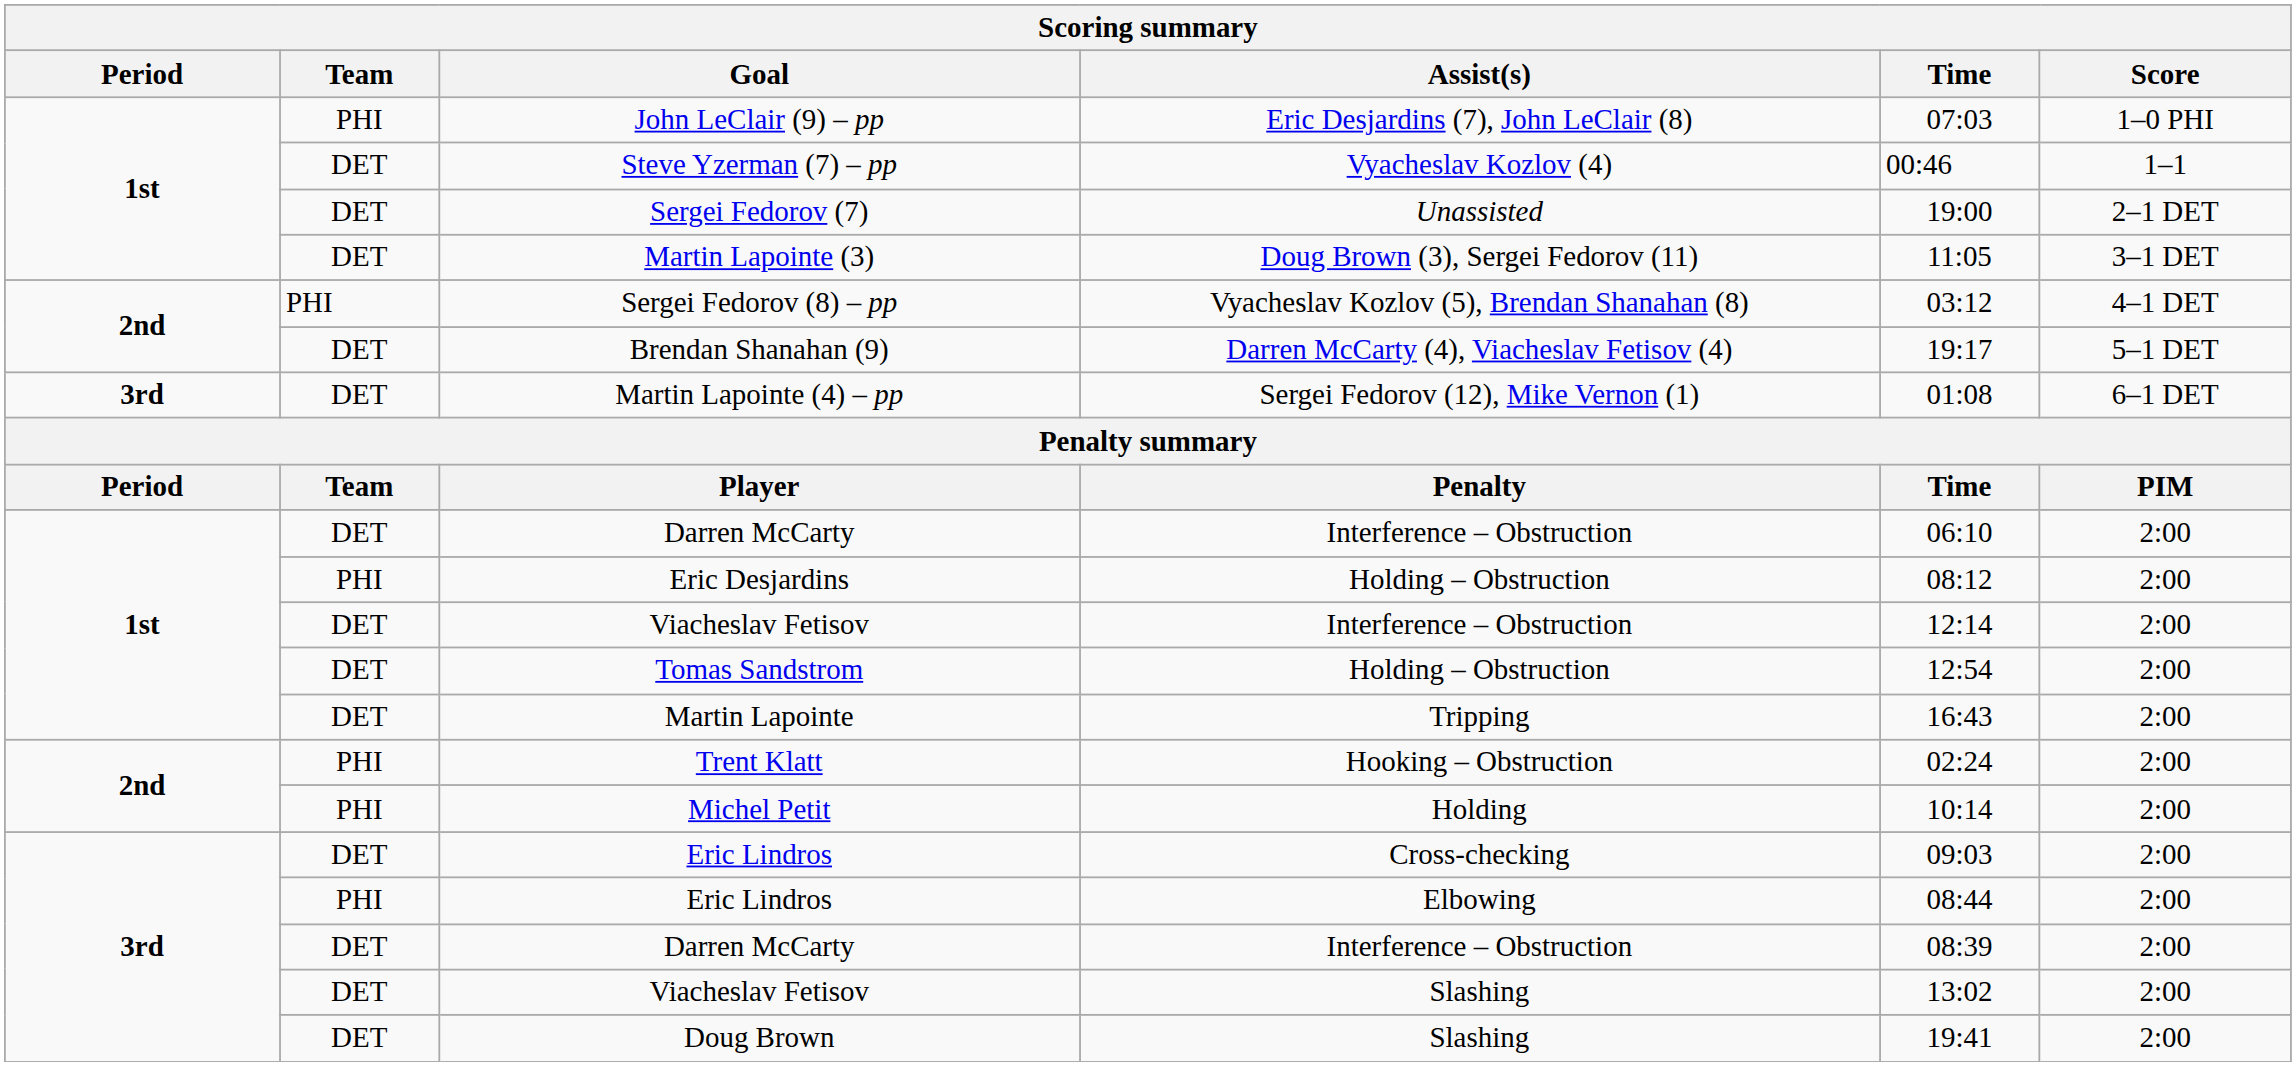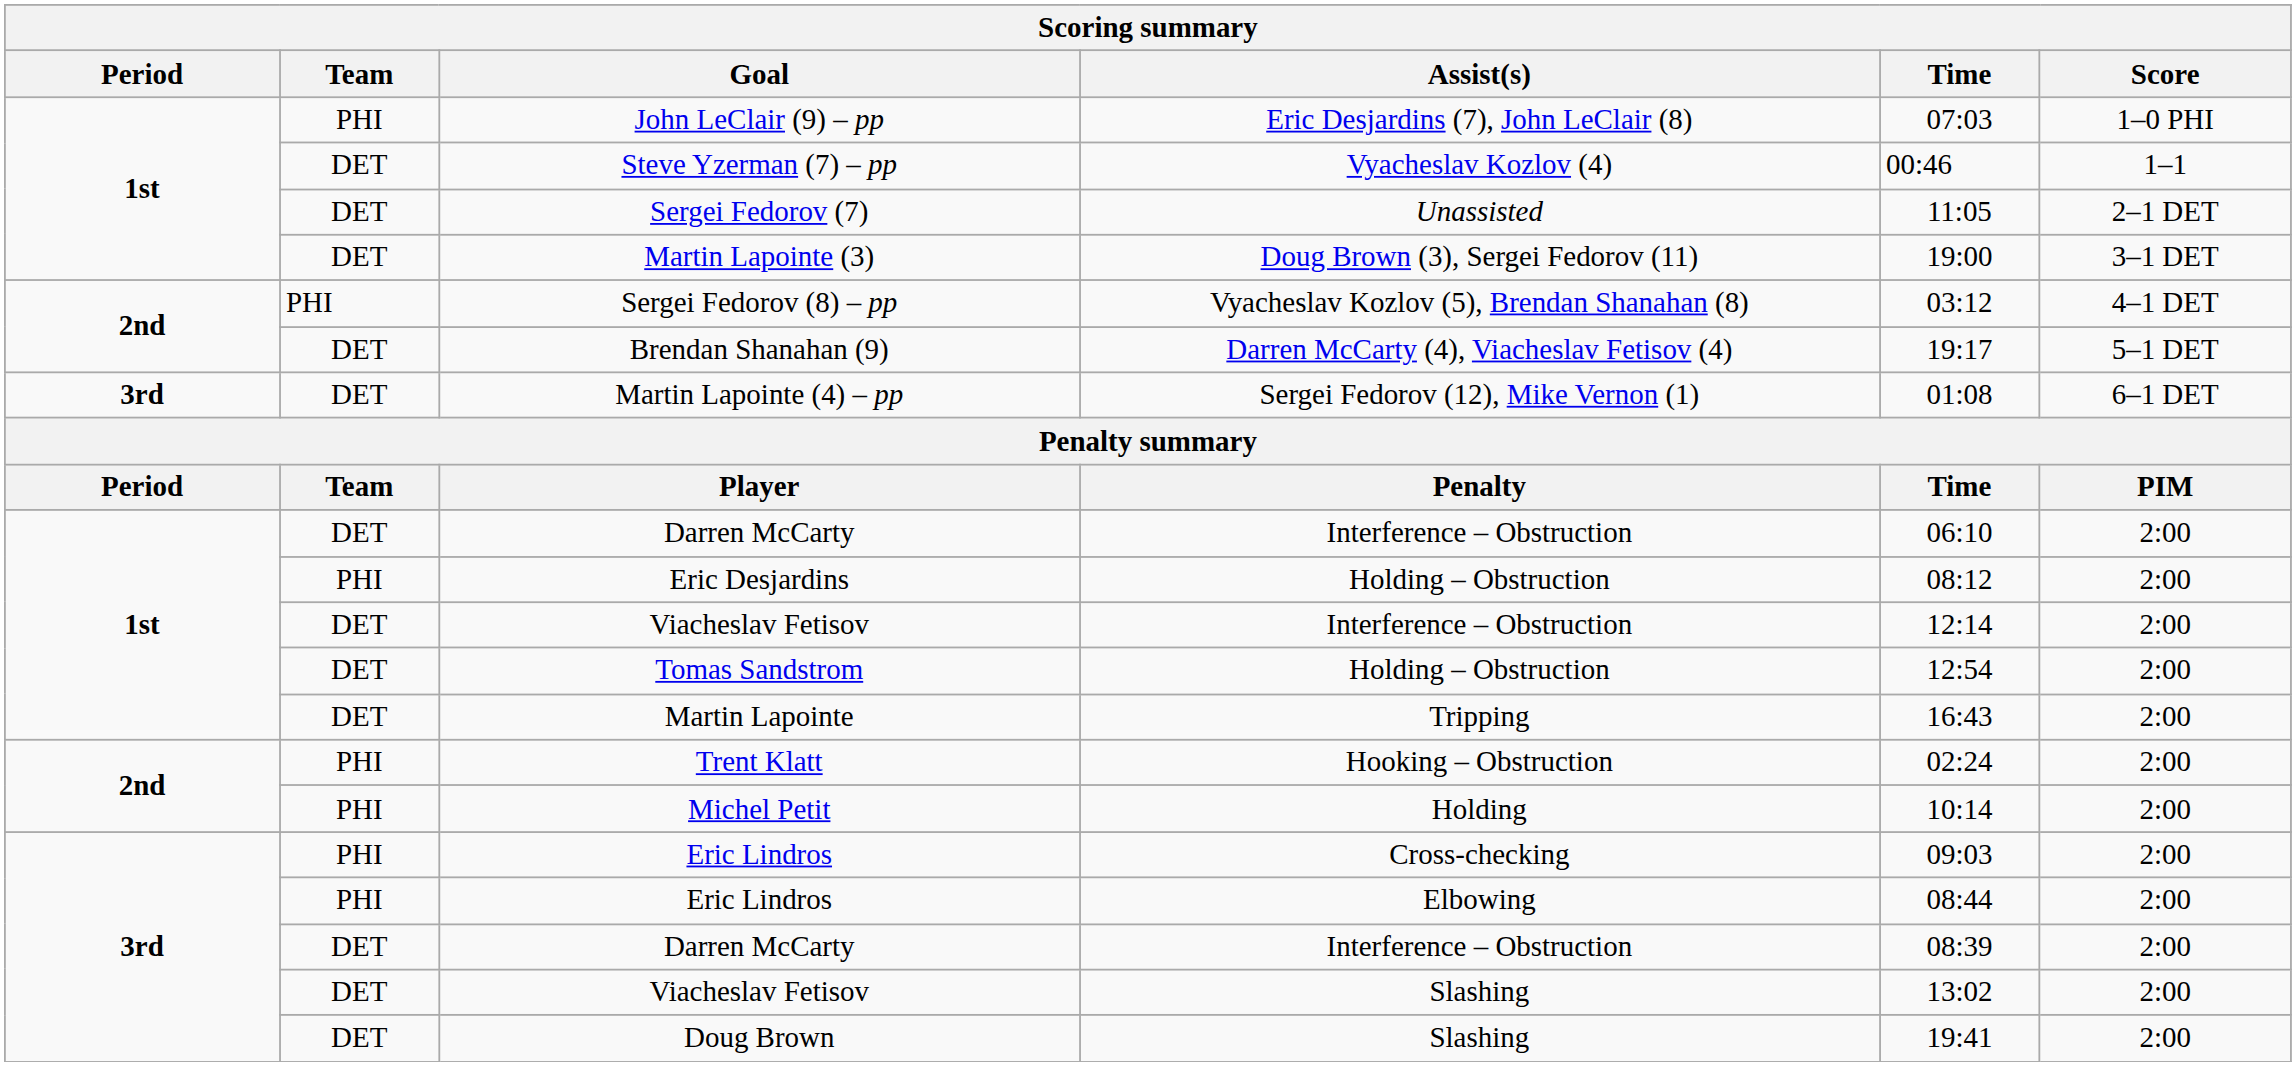(1959, 211) 19:00 -> (1959, 211) 11:05
(1959, 257) 11:05 -> (1959, 257) 19:00
(359, 854) DET -> (359, 854) PHI
